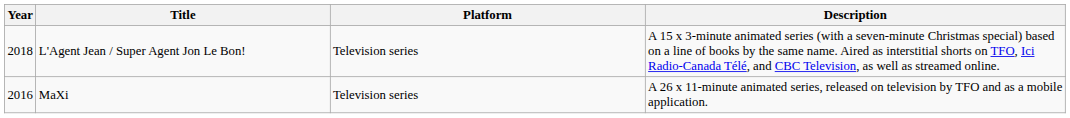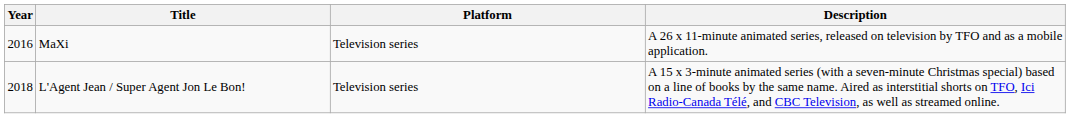rows swapped: (142, 51) <-> (54, 95)
